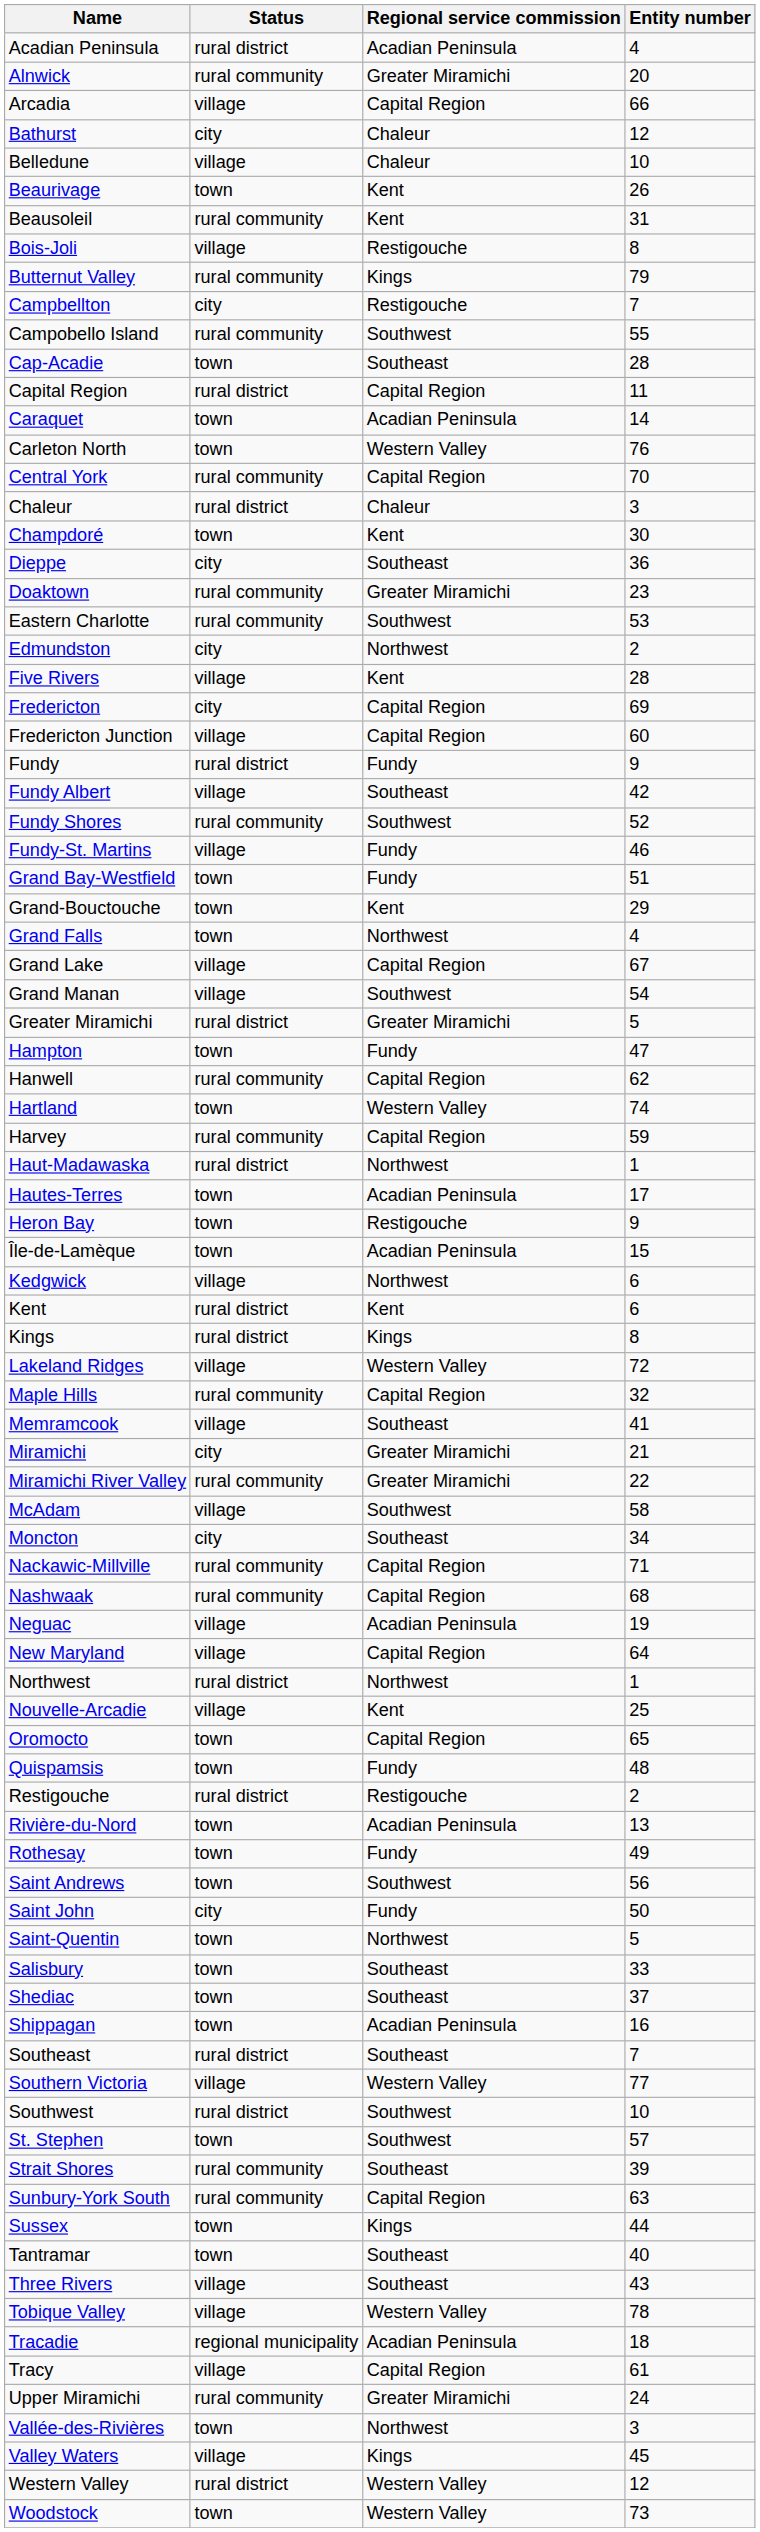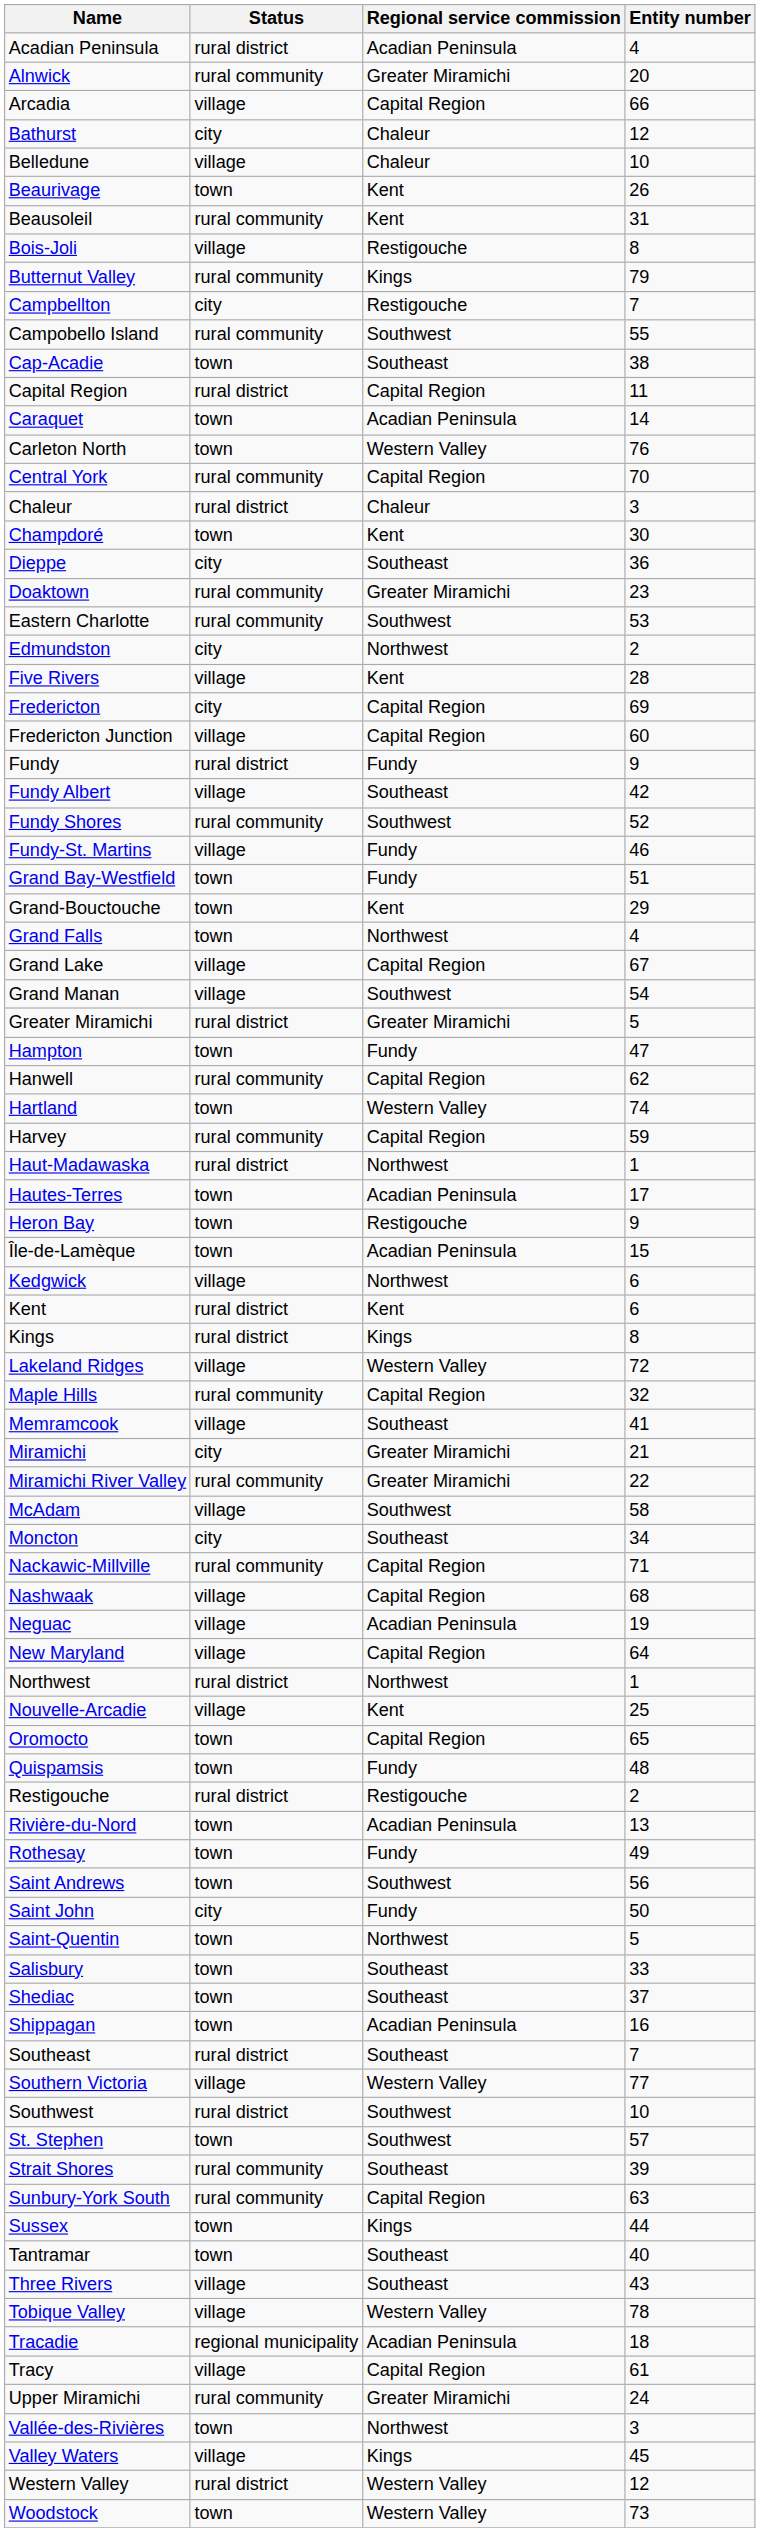(639, 362) 28 -> (639, 362) 38
(259, 1595) rural community -> (220, 1595) village
